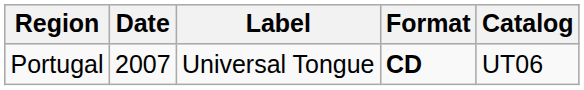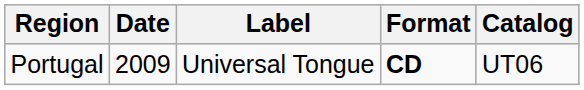(143, 63) 2007 -> (143, 63) 2009
